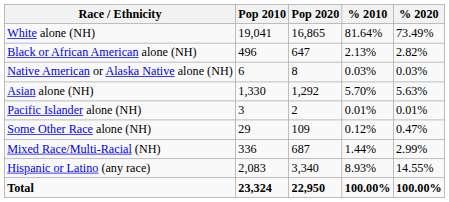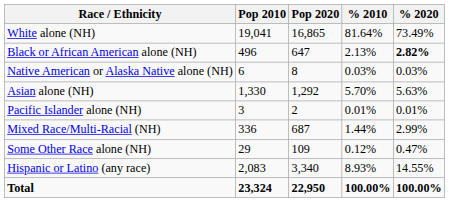(412, 52) normal -> (413, 52) bold
rows swapped: (79, 129) <-> (84, 149)
